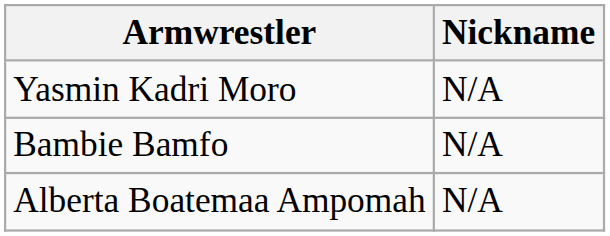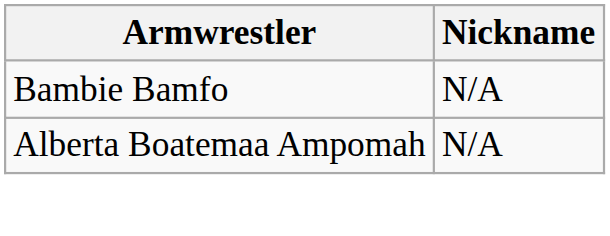- row: (155, 88)
